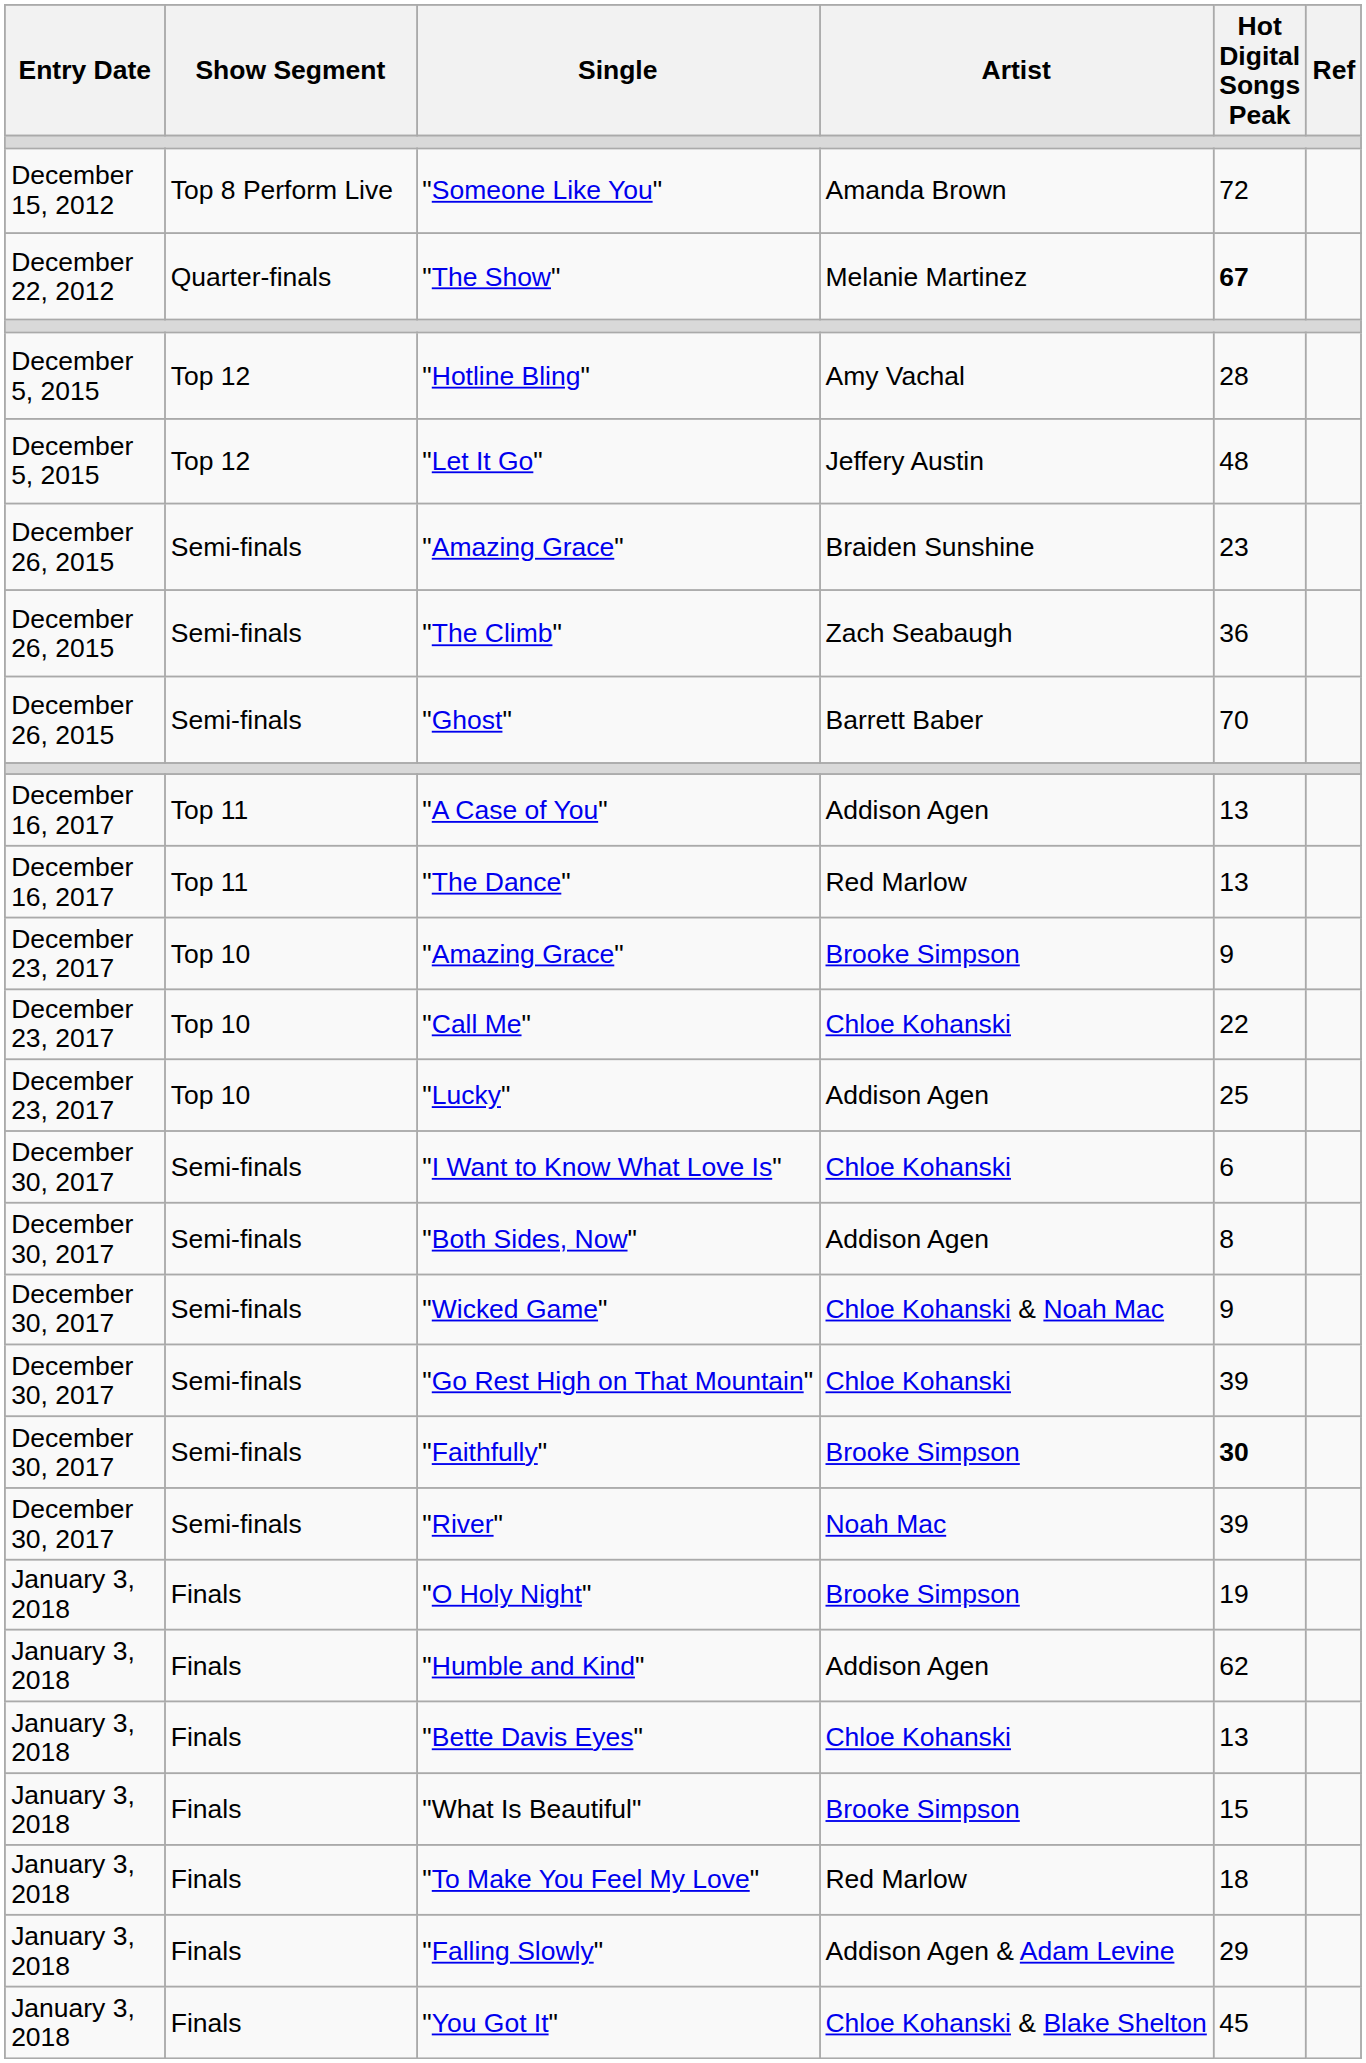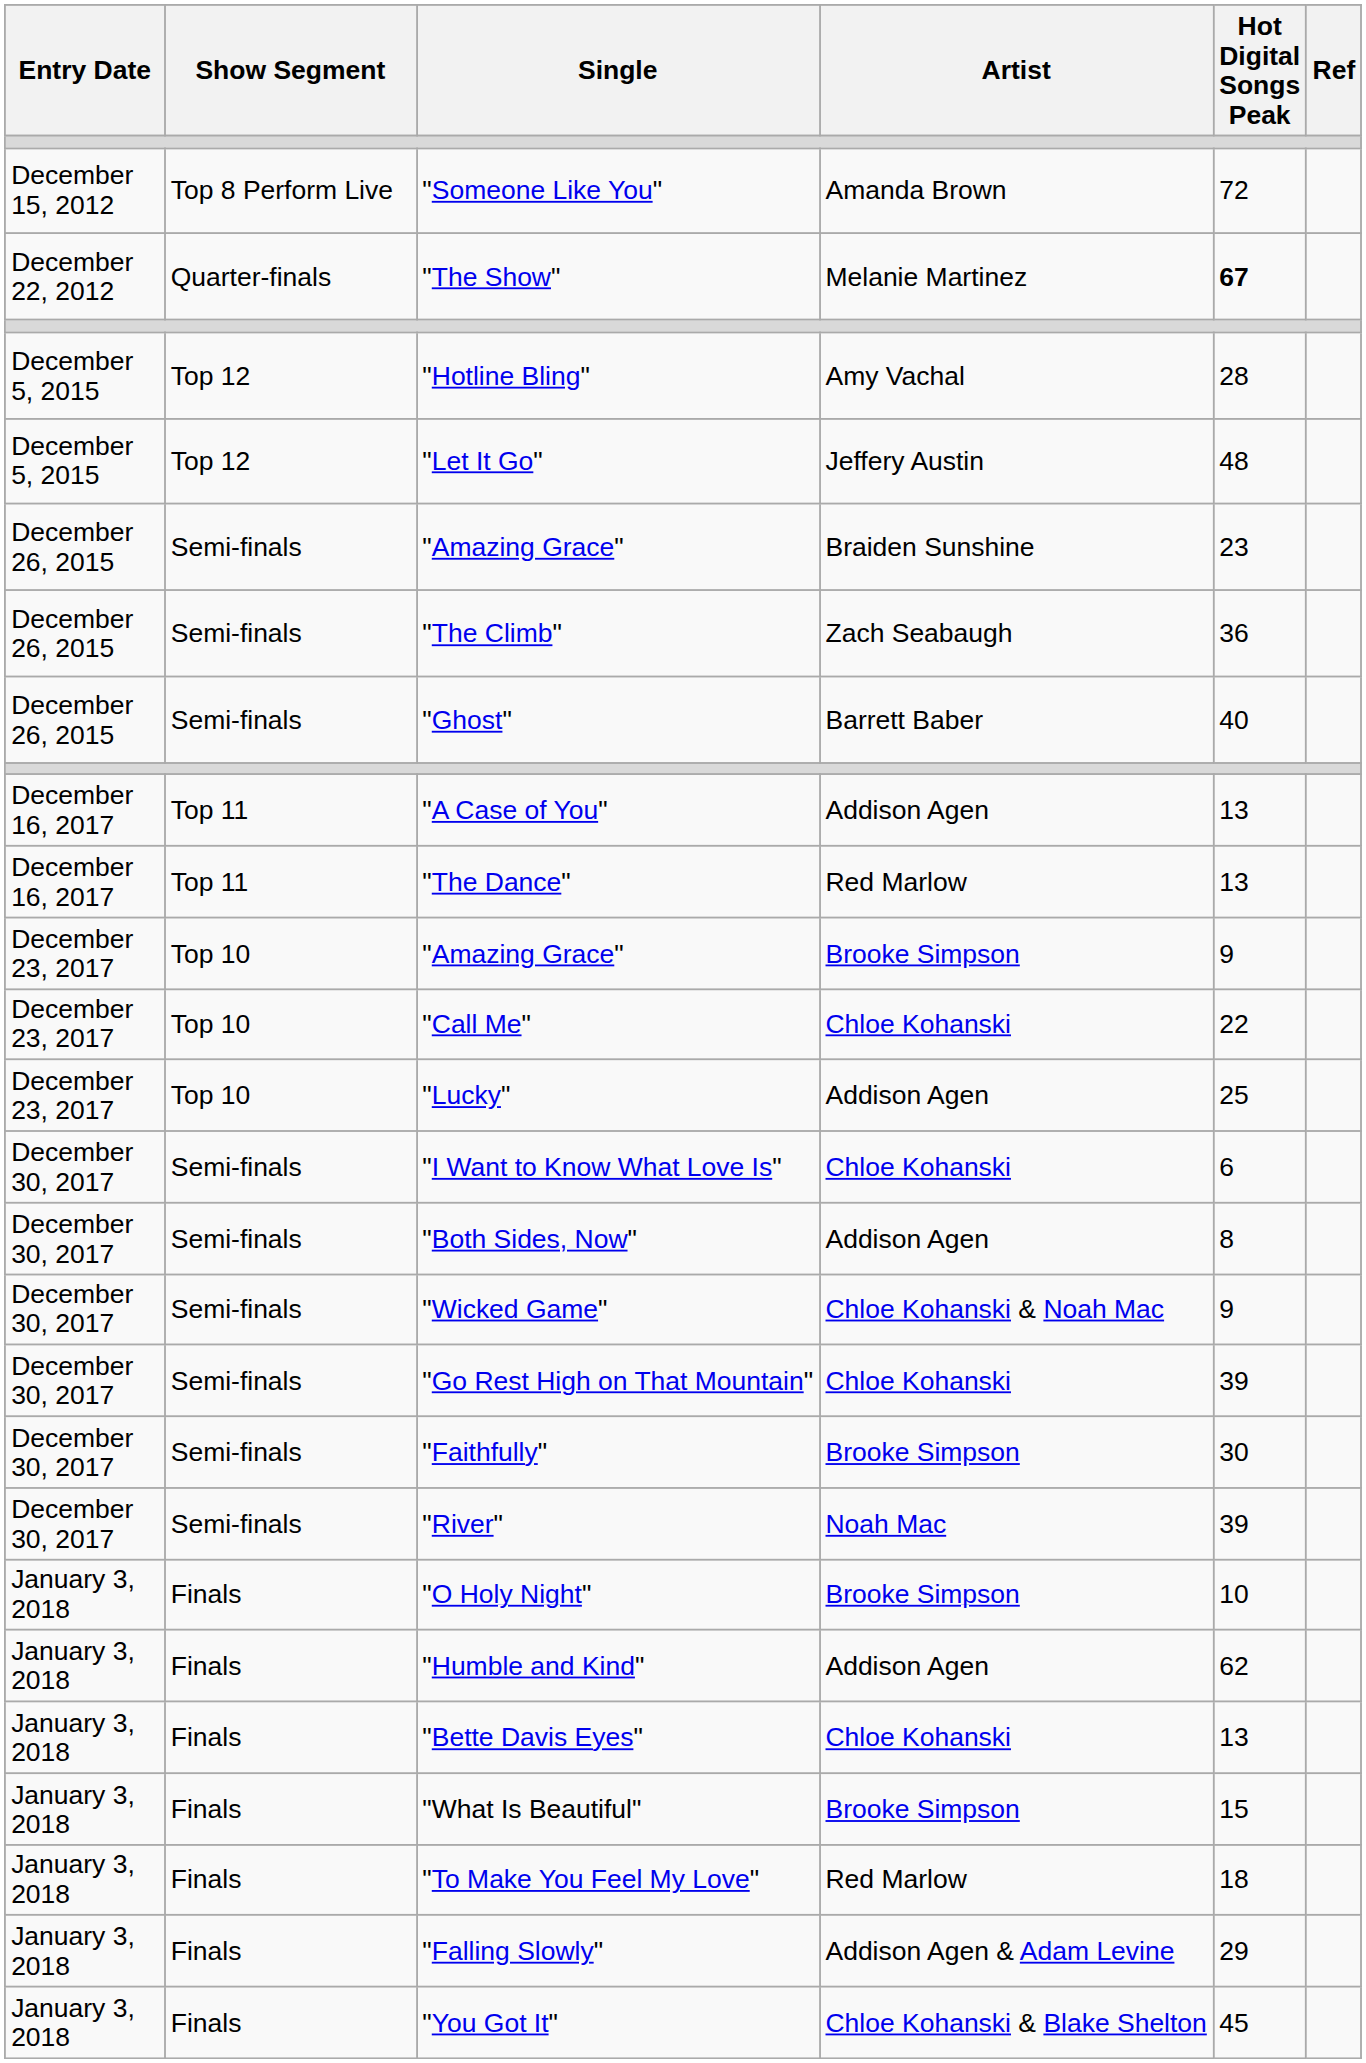(1234, 719) 70 -> (1234, 719) 40
(1234, 1452) bold -> (1234, 1452) normal
(1234, 1595) 19 -> (1234, 1595) 10
